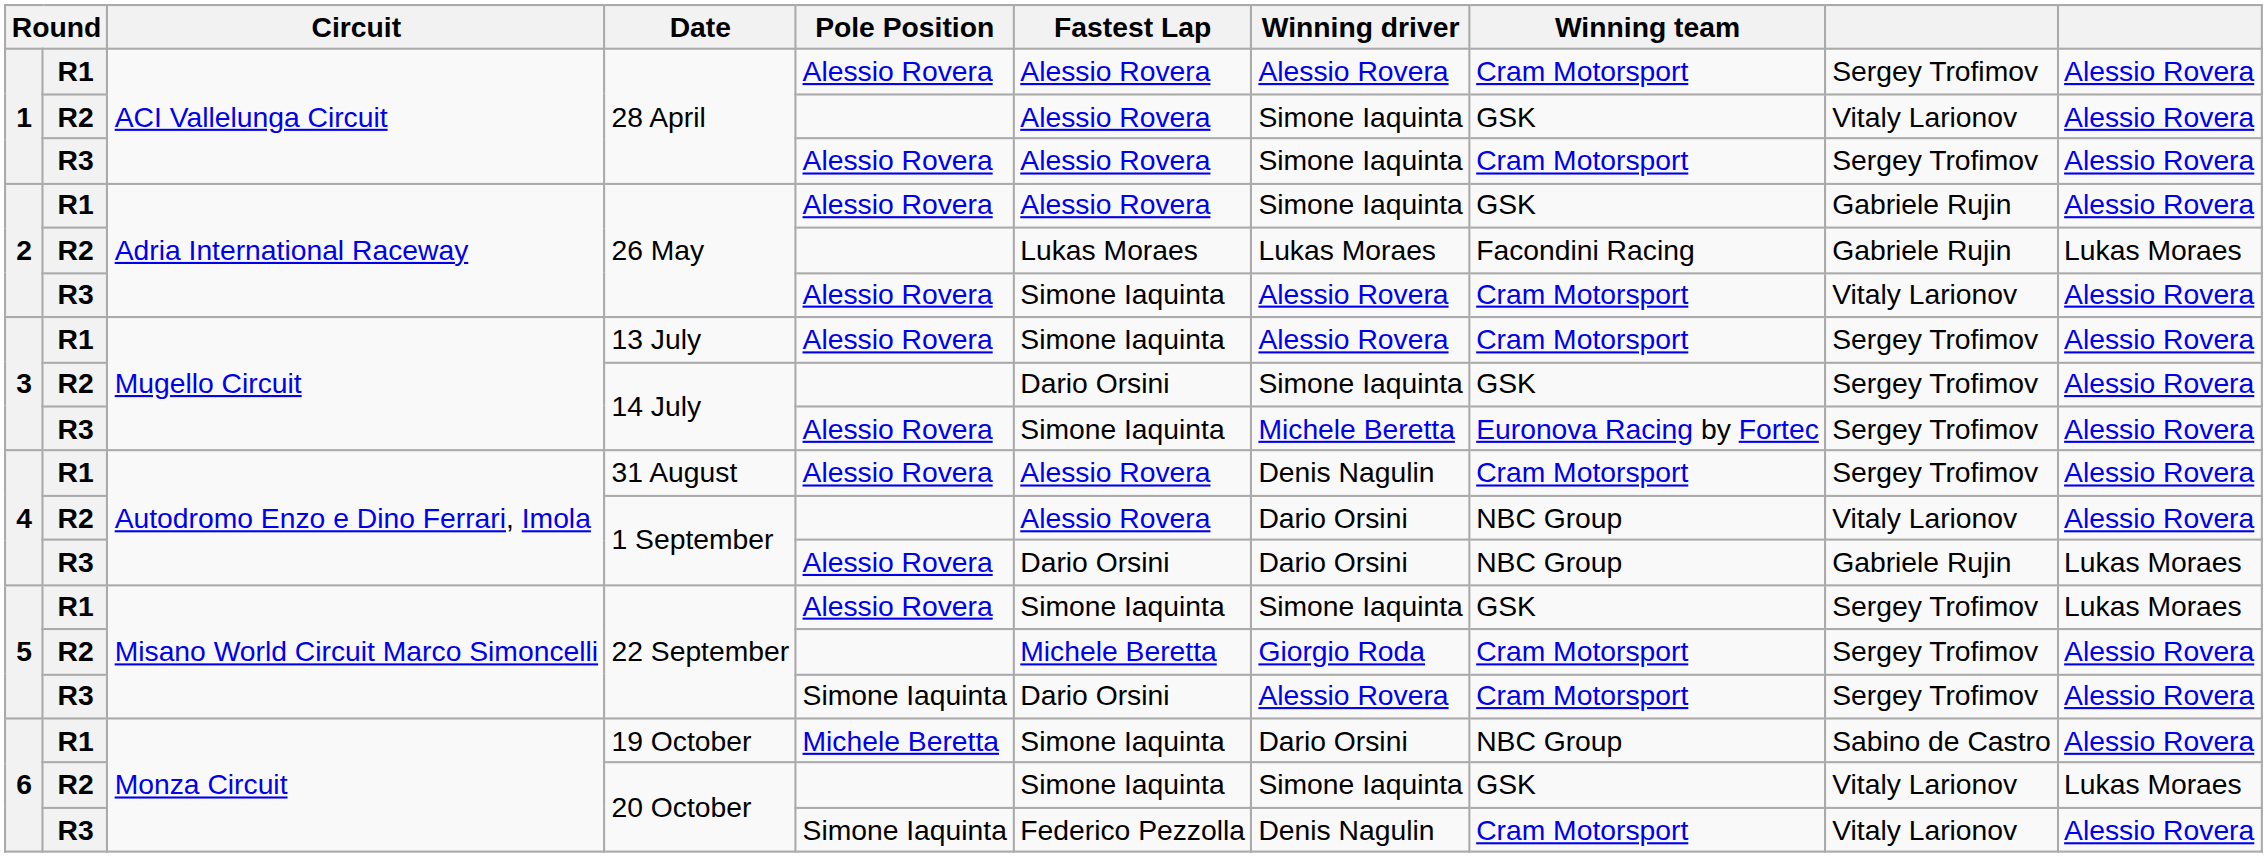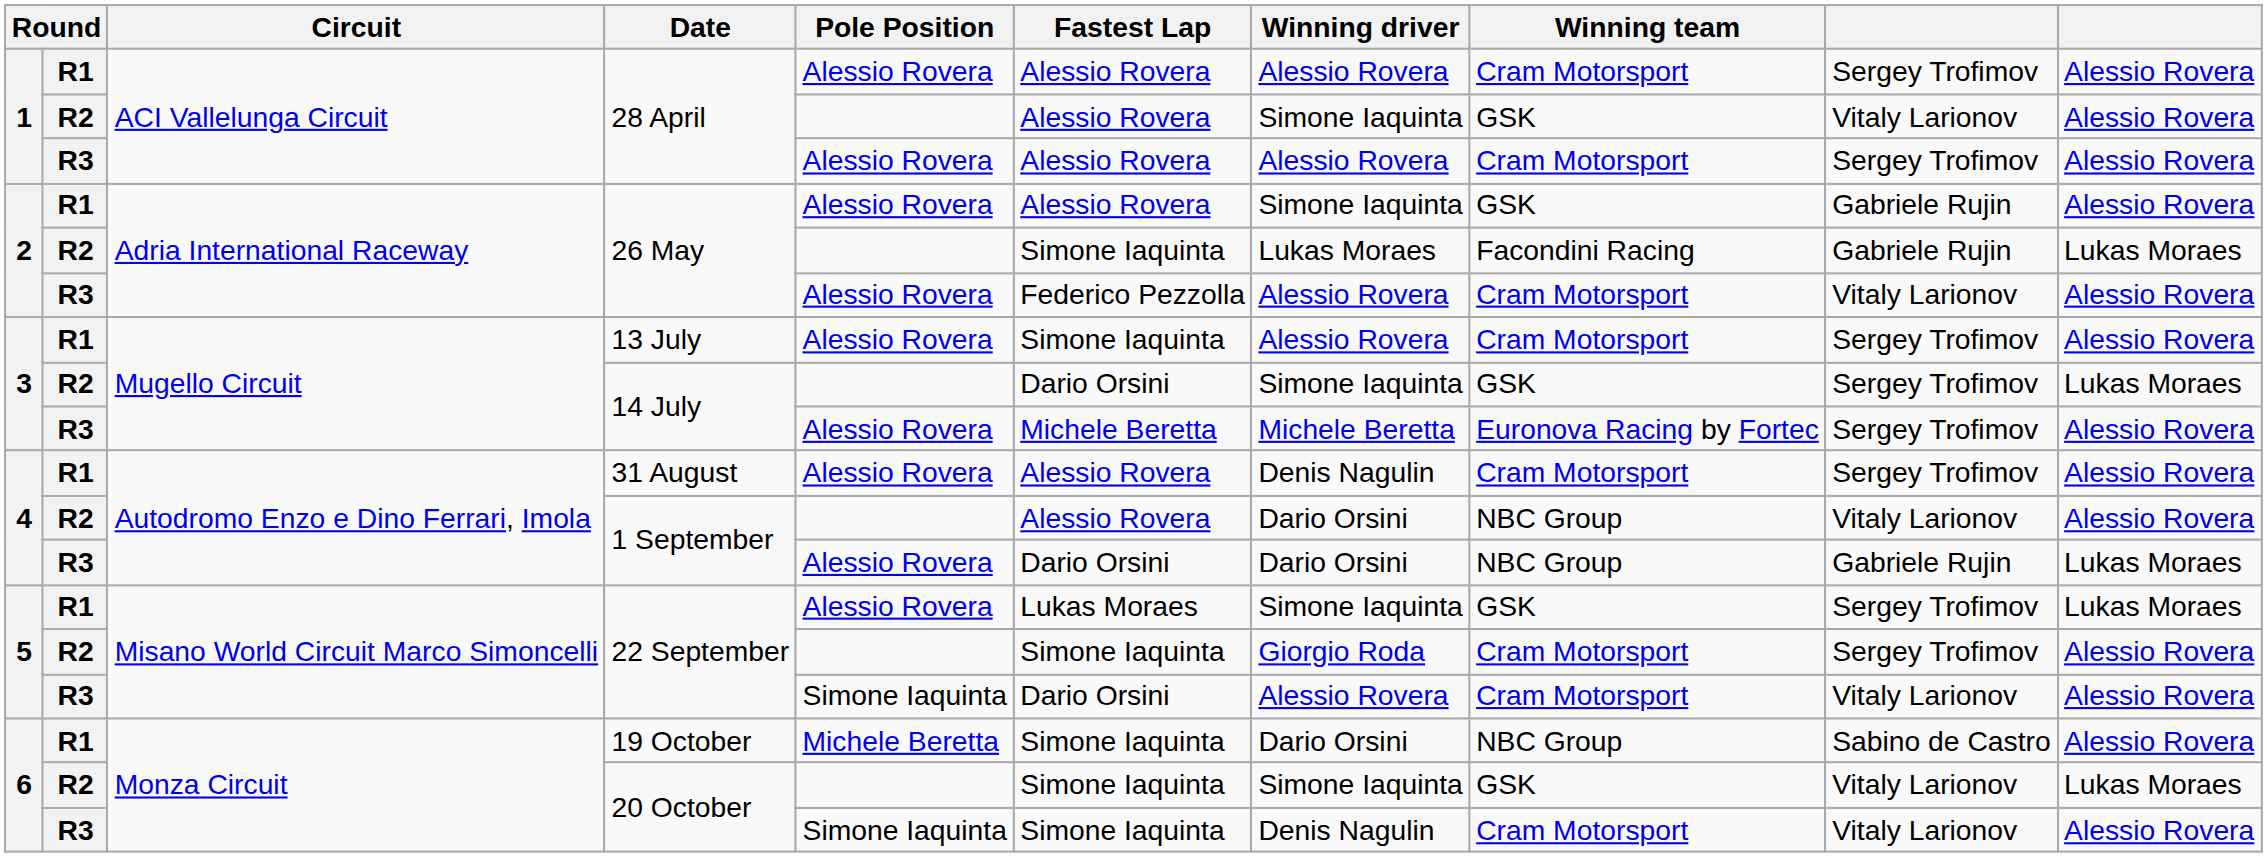(1361, 161) Simone Iaquinta -> (1353, 161) Alessio Rovera
(1109, 250) Lukas Moraes -> (1122, 250) Simone Iaquinta
(1122, 294) Simone Iaquinta -> (1133, 294) Federico Pezzolla
(2159, 384) Alessio Rovera -> (2153, 384) Lukas Moraes
(1122, 428) Simone Iaquinta -> (1119, 428) Michele Beretta
(1122, 607) Simone Iaquinta -> (1109, 607) Lukas Moraes
(1119, 651) Michele Beretta -> (1122, 651) Simone Iaquinta
(1935, 696) Sergey Trofimov -> (1925, 696) Vitaly Larionov
(1133, 830) Federico Pezzolla -> (1122, 830) Simone Iaquinta
